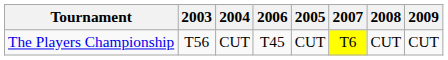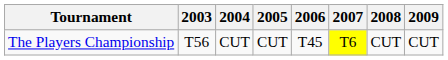columns swapped: (310, 17) <-> (272, 17)
